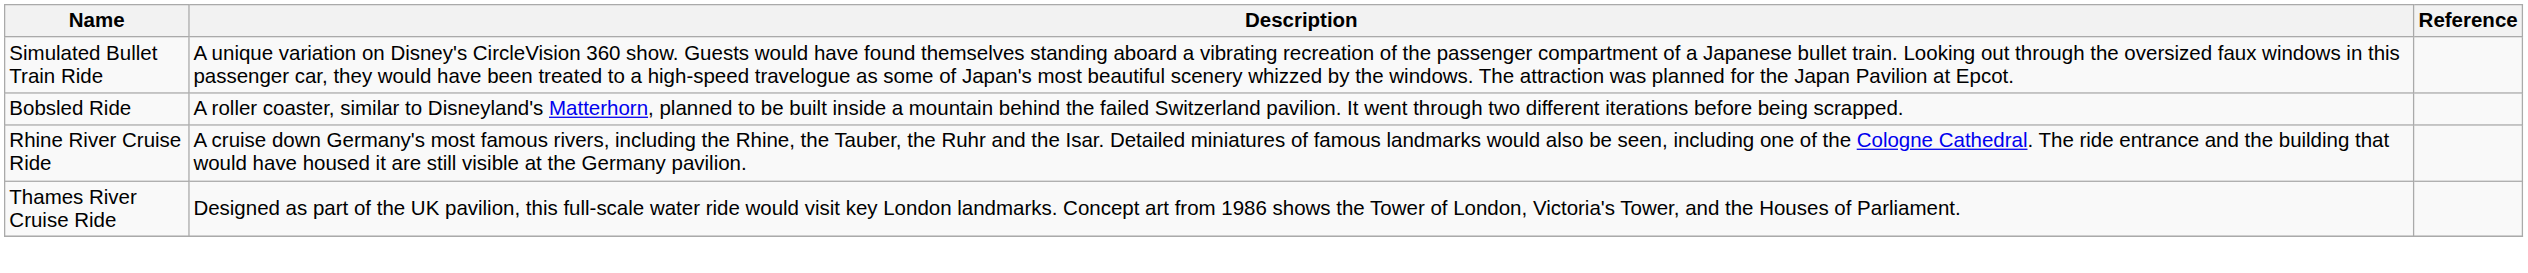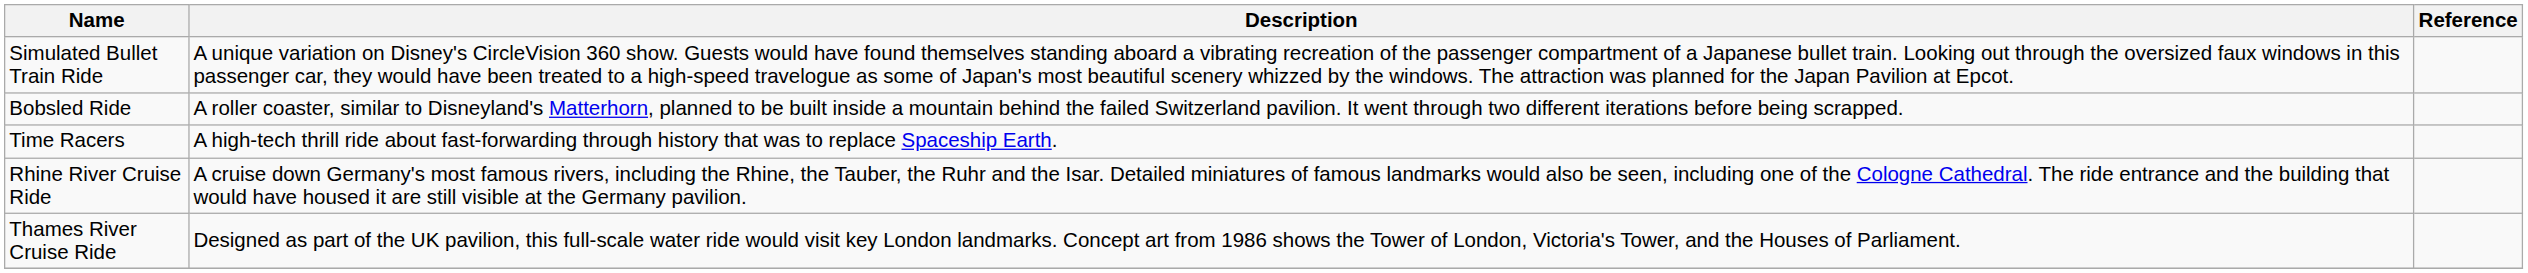+ row: (67, 141)
